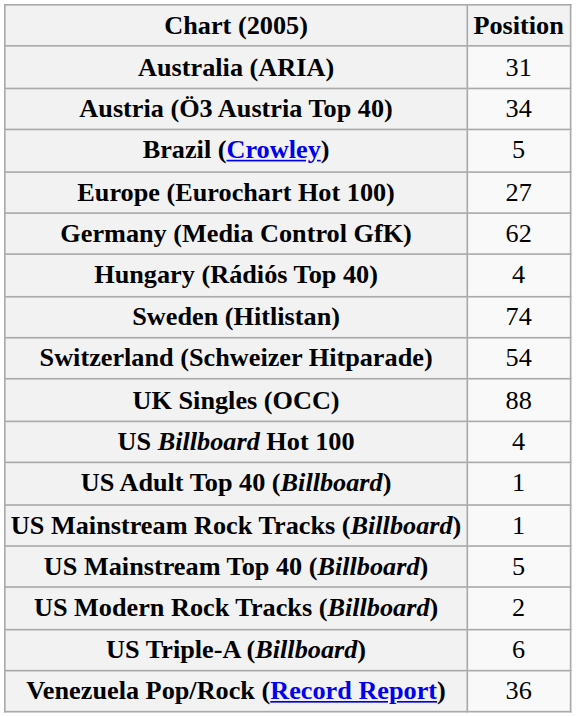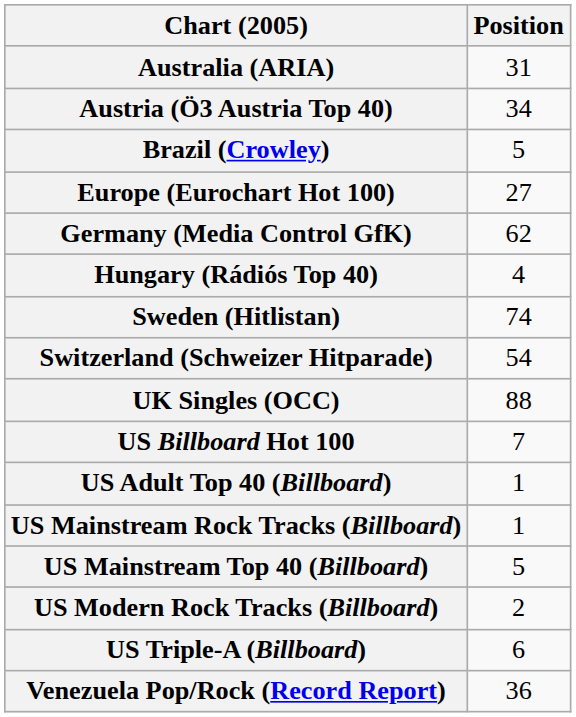(519, 441) 4 -> (519, 441) 7
